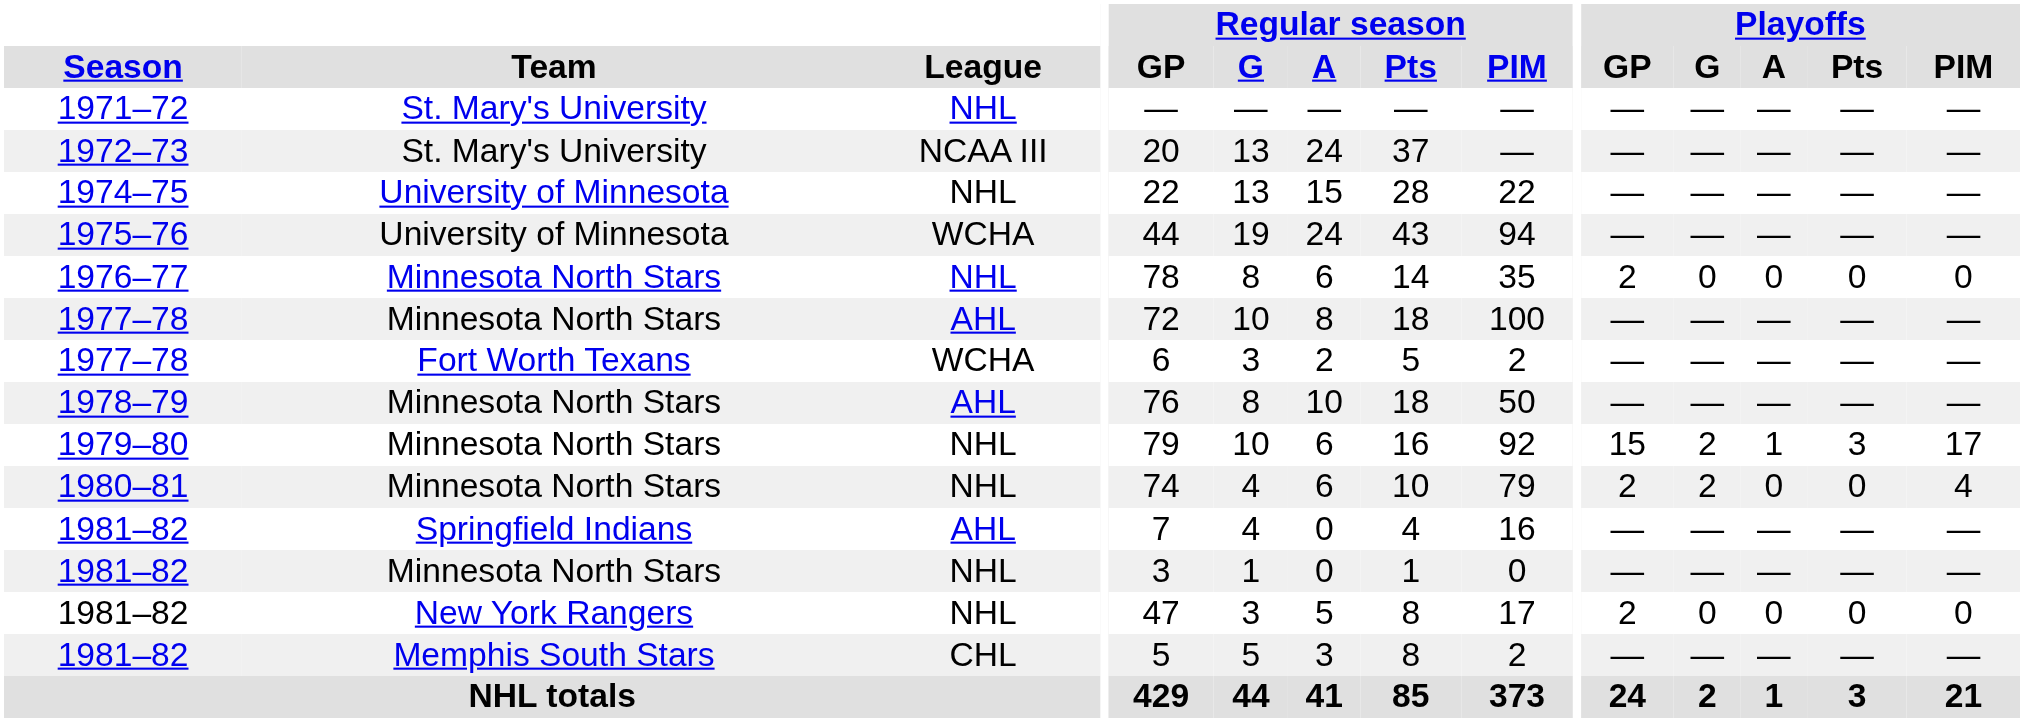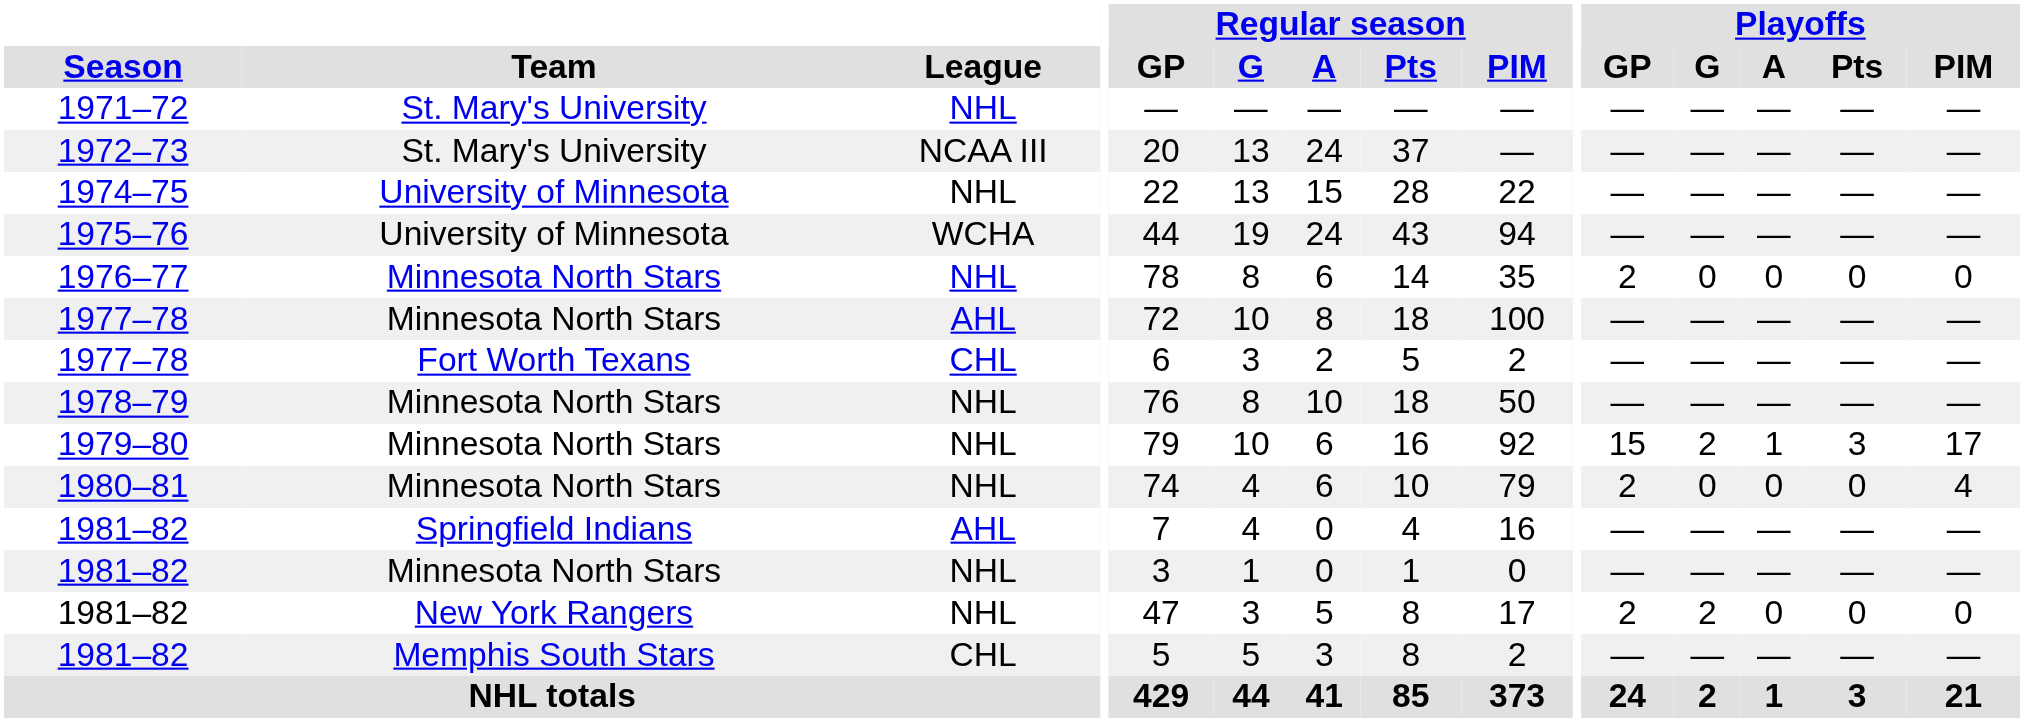(983, 360) WCHA -> (983, 360) CHL
(983, 402) AHL -> (983, 402) NHL
(1707, 486) 2 -> (1707, 486) 0
(1707, 612) 0 -> (1707, 612) 2
